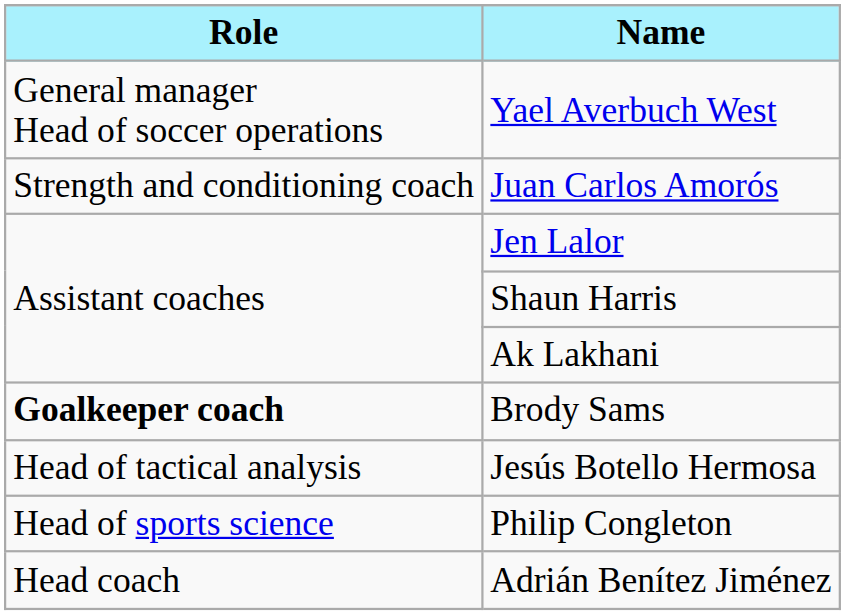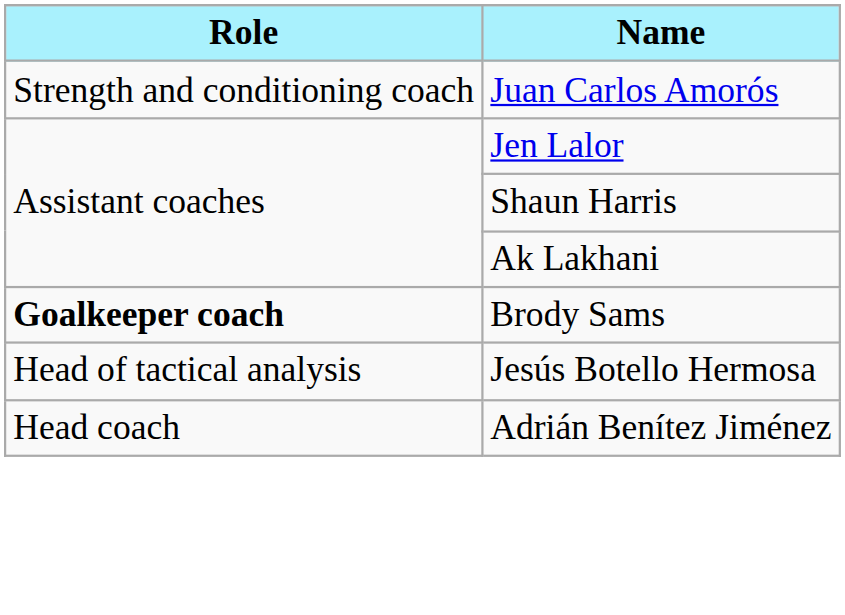- row: (633, 108)
- row: (611, 523)
